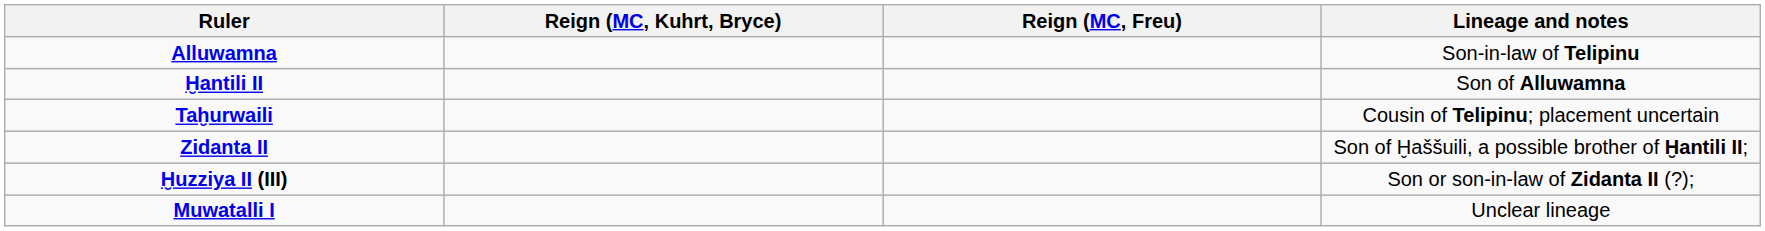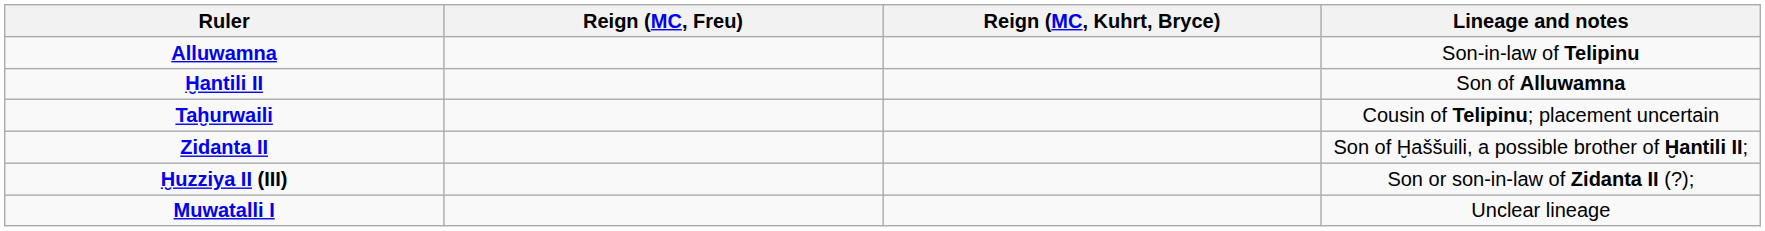columns swapped: (663, 21) <-> (1102, 21)
